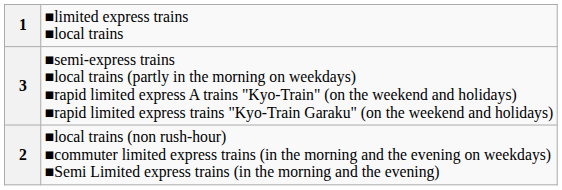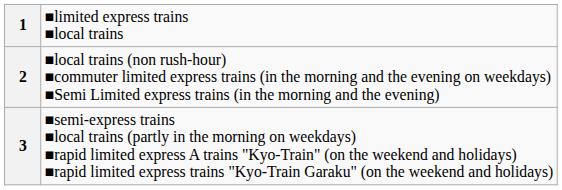rows swapped: (23, 154) <-> (23, 85)
